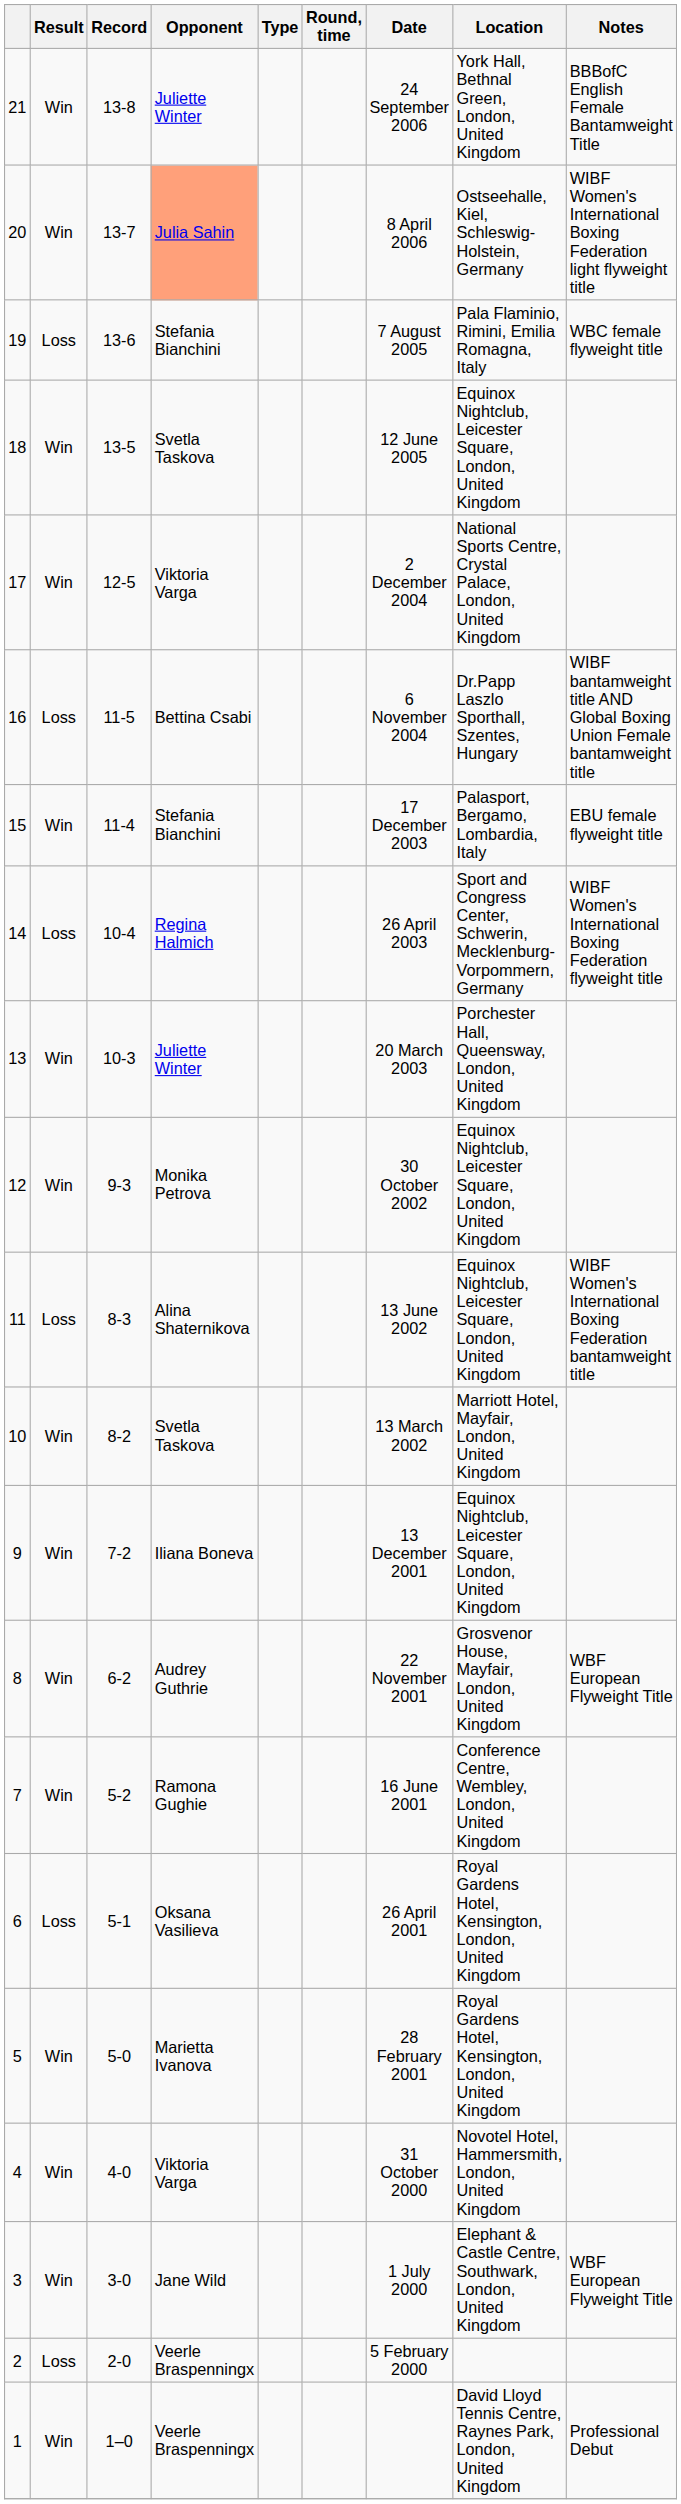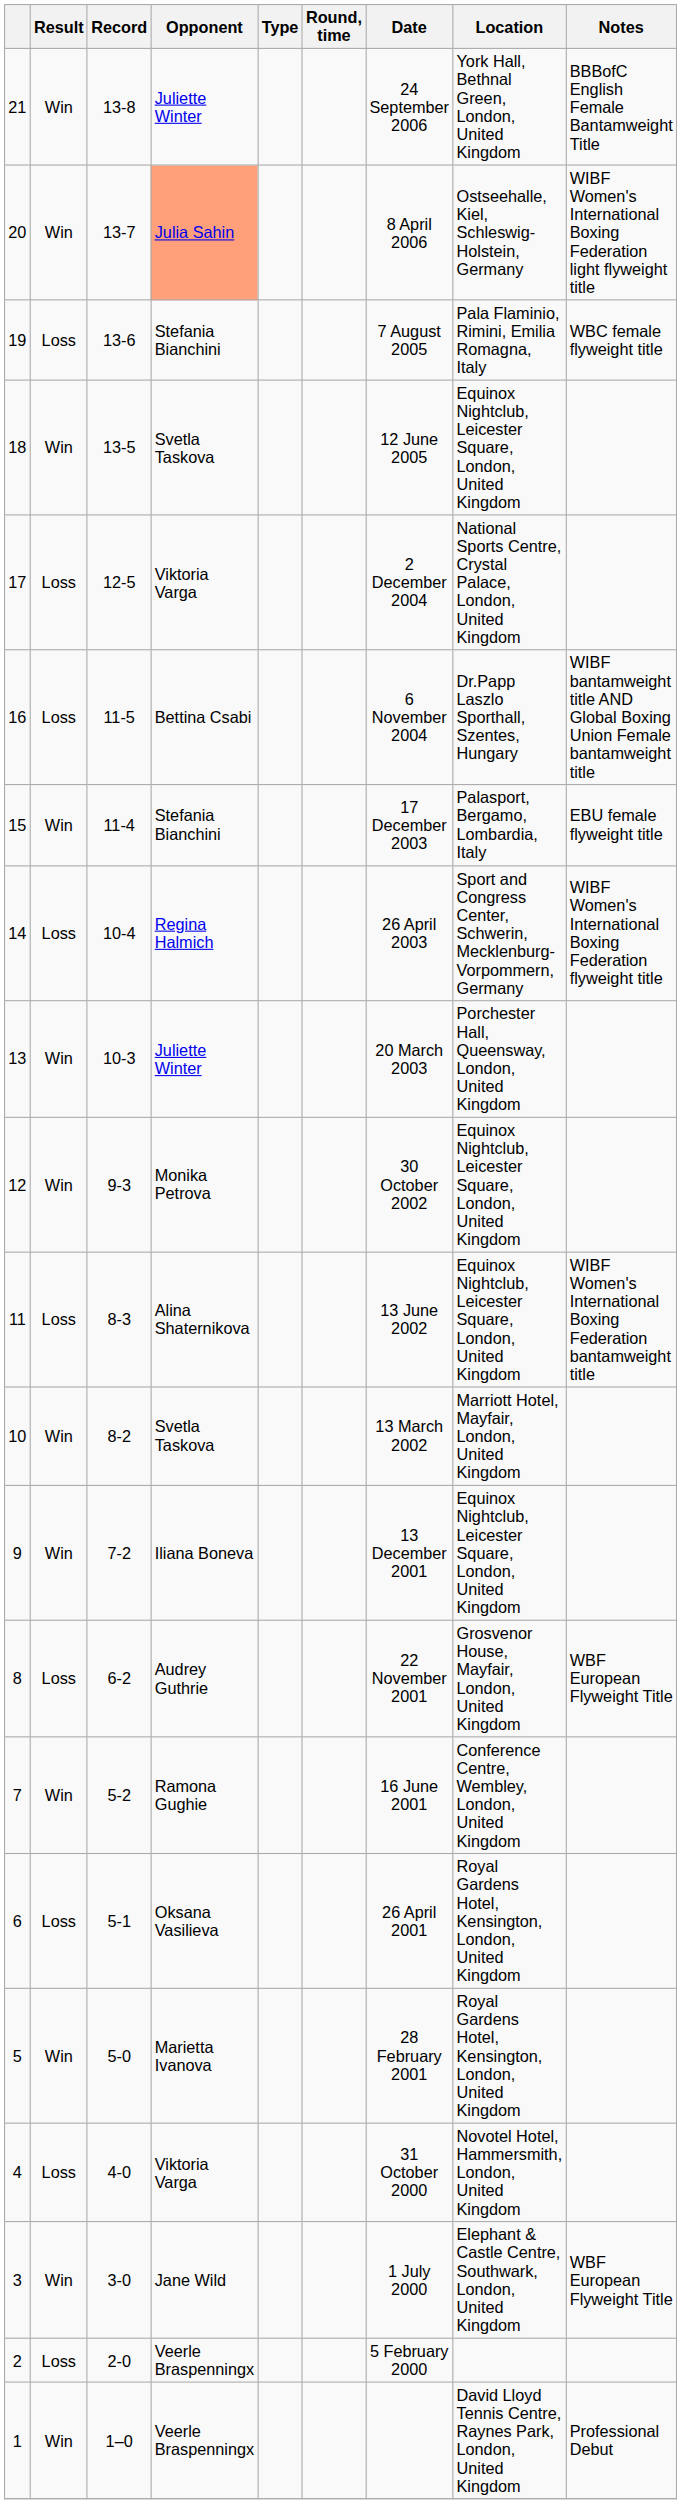(59, 583) Win -> (59, 583) Loss
(59, 1679) Win -> (59, 1679) Loss
(59, 2173) Win -> (59, 2173) Loss
